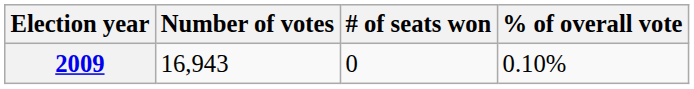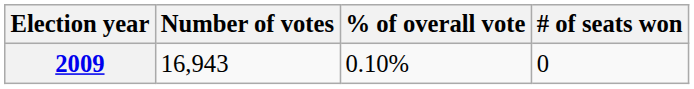columns swapped: (593, 24) <-> (418, 24)
